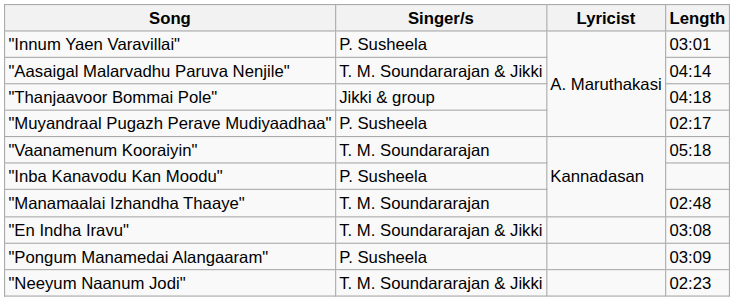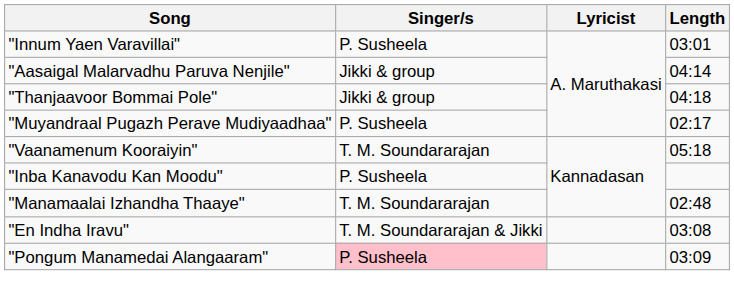(441, 71) T. M. Soundararajan & Jikki -> (387, 71) Jikki & group
(383, 256) no background -> (383, 256) pink background
- row: (97, 283)
